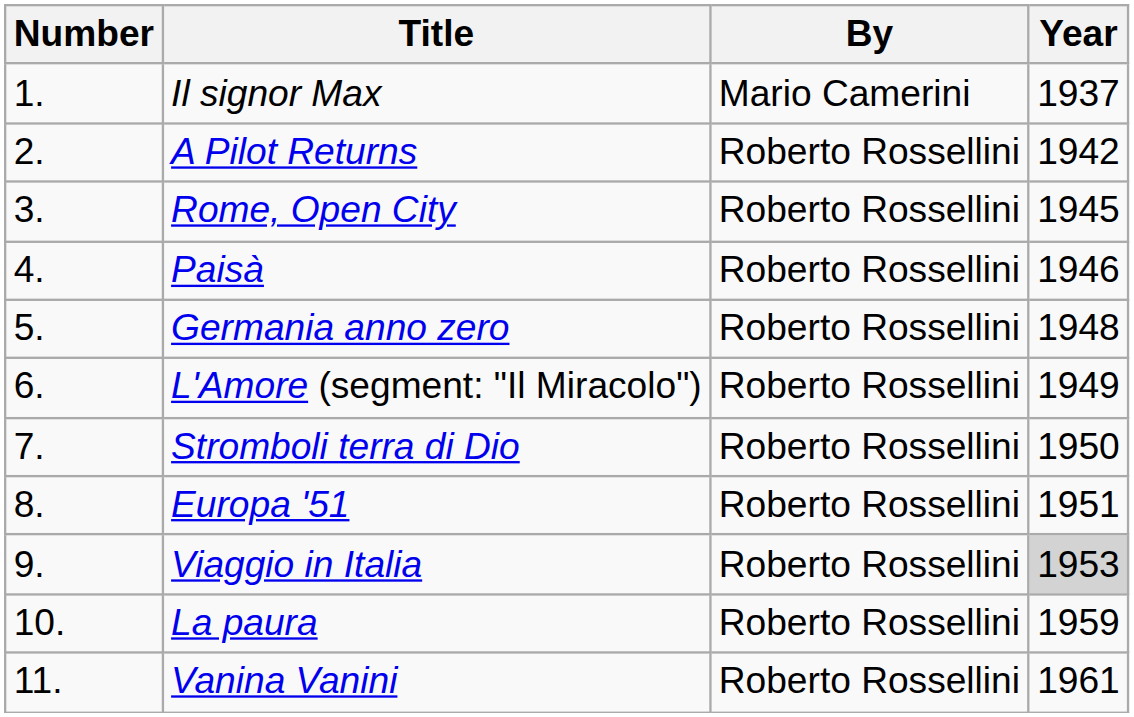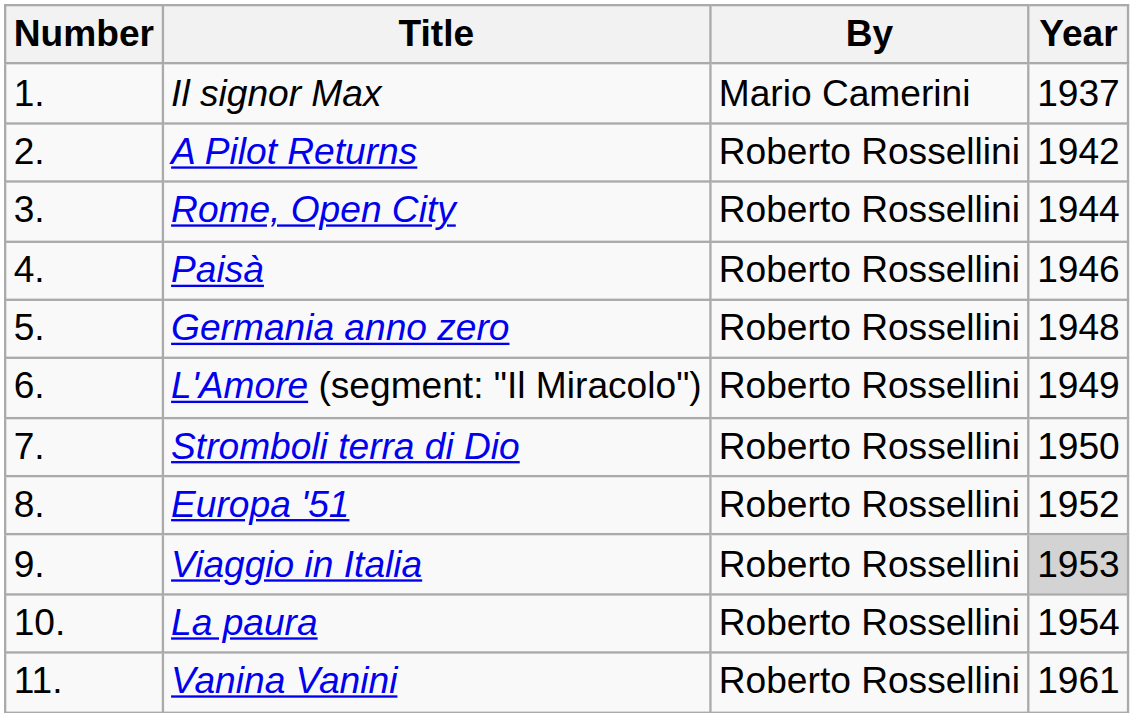(1078, 210) 1945 -> (1078, 210) 1944
(1078, 504) 1951 -> (1078, 504) 1952
(1078, 622) 1959 -> (1078, 622) 1954
